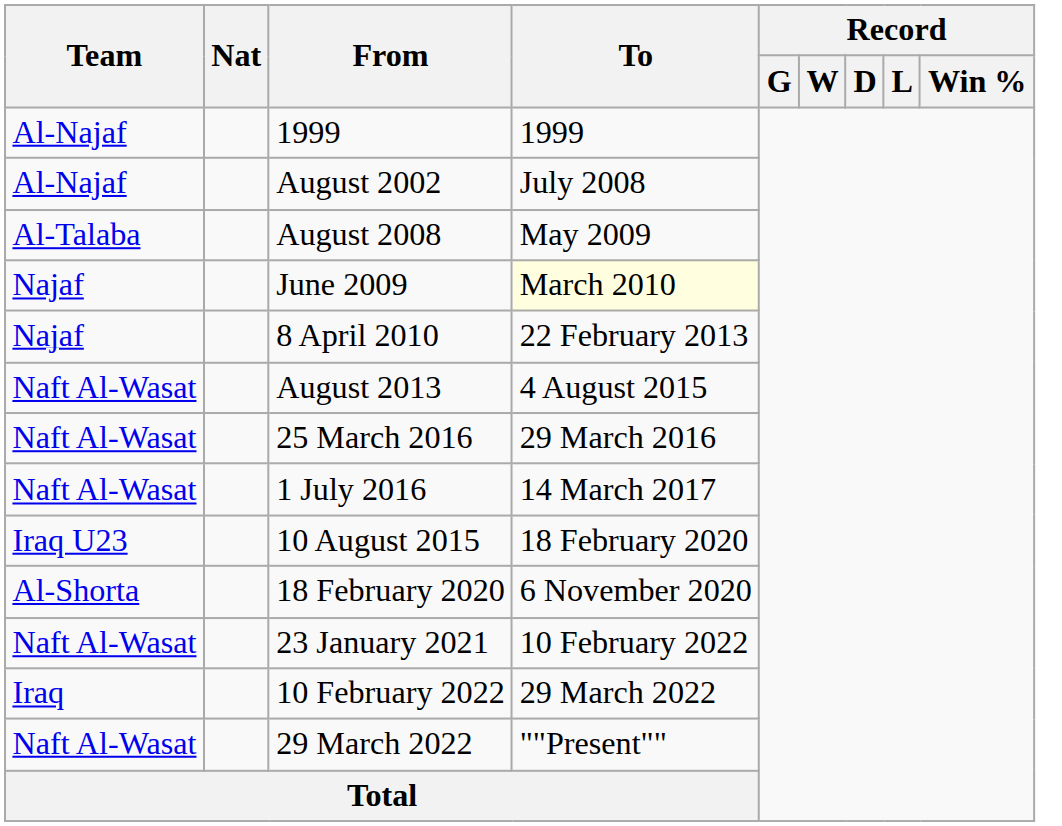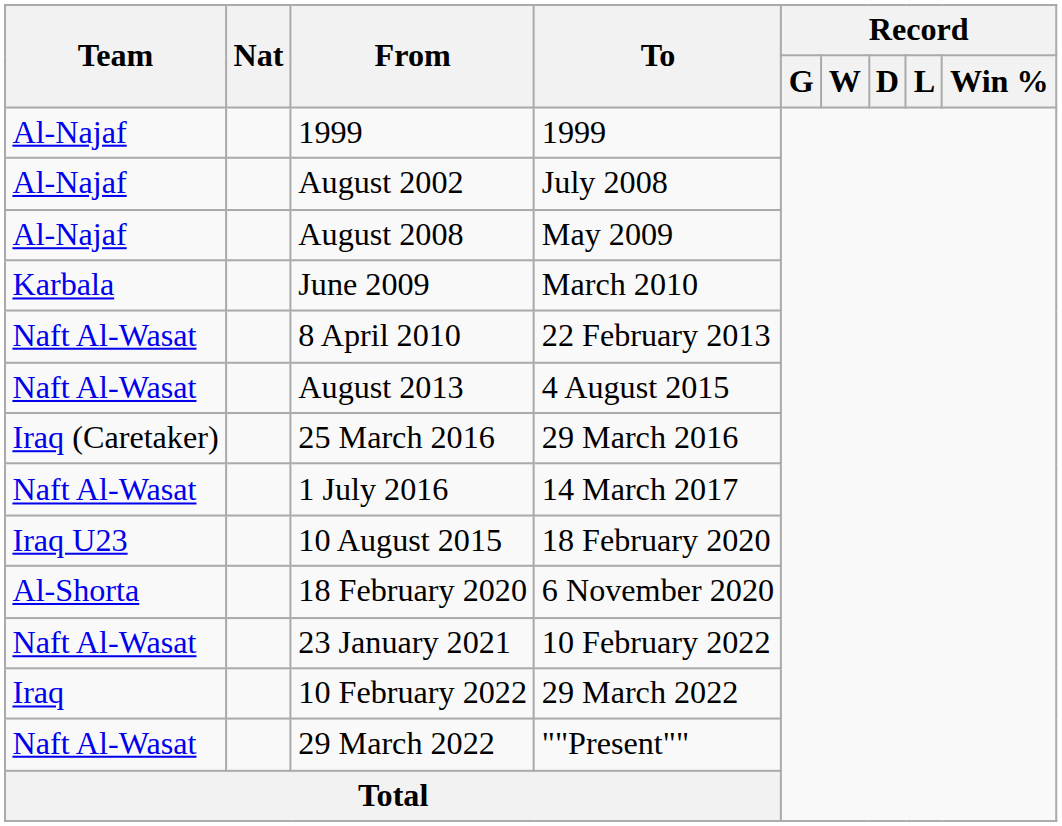(76, 234) Al-Talaba -> (70, 234) Al-Najaf
(48, 285) Najaf -> (63, 285) Karbala
(598, 285) lightyellow background -> (620, 285) no background
(48, 336) Najaf -> (104, 336) Naft Al-Wasat
(104, 438) Naft Al-Wasat -> (116, 438) Iraq (Caretaker)
